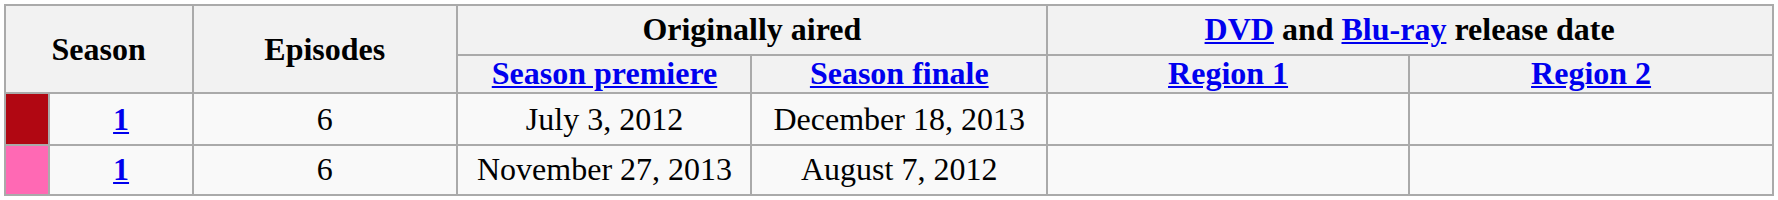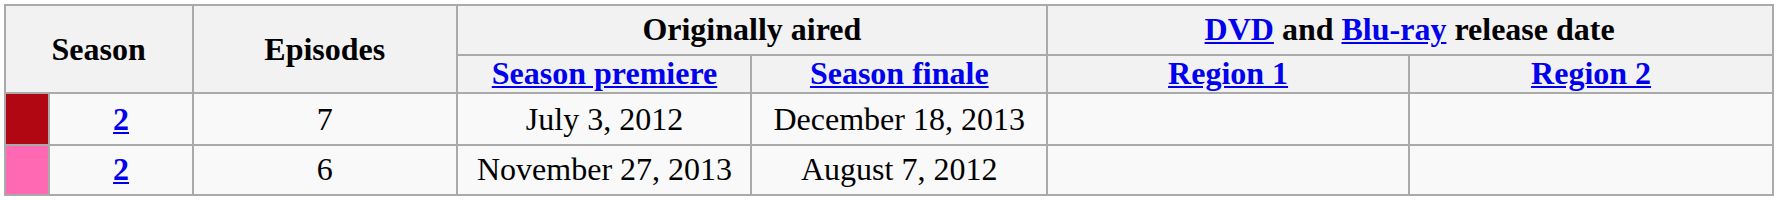(121, 118) 1 -> (121, 118) 2
(325, 118) 6 -> (325, 118) 7
(121, 169) 1 -> (121, 169) 2
